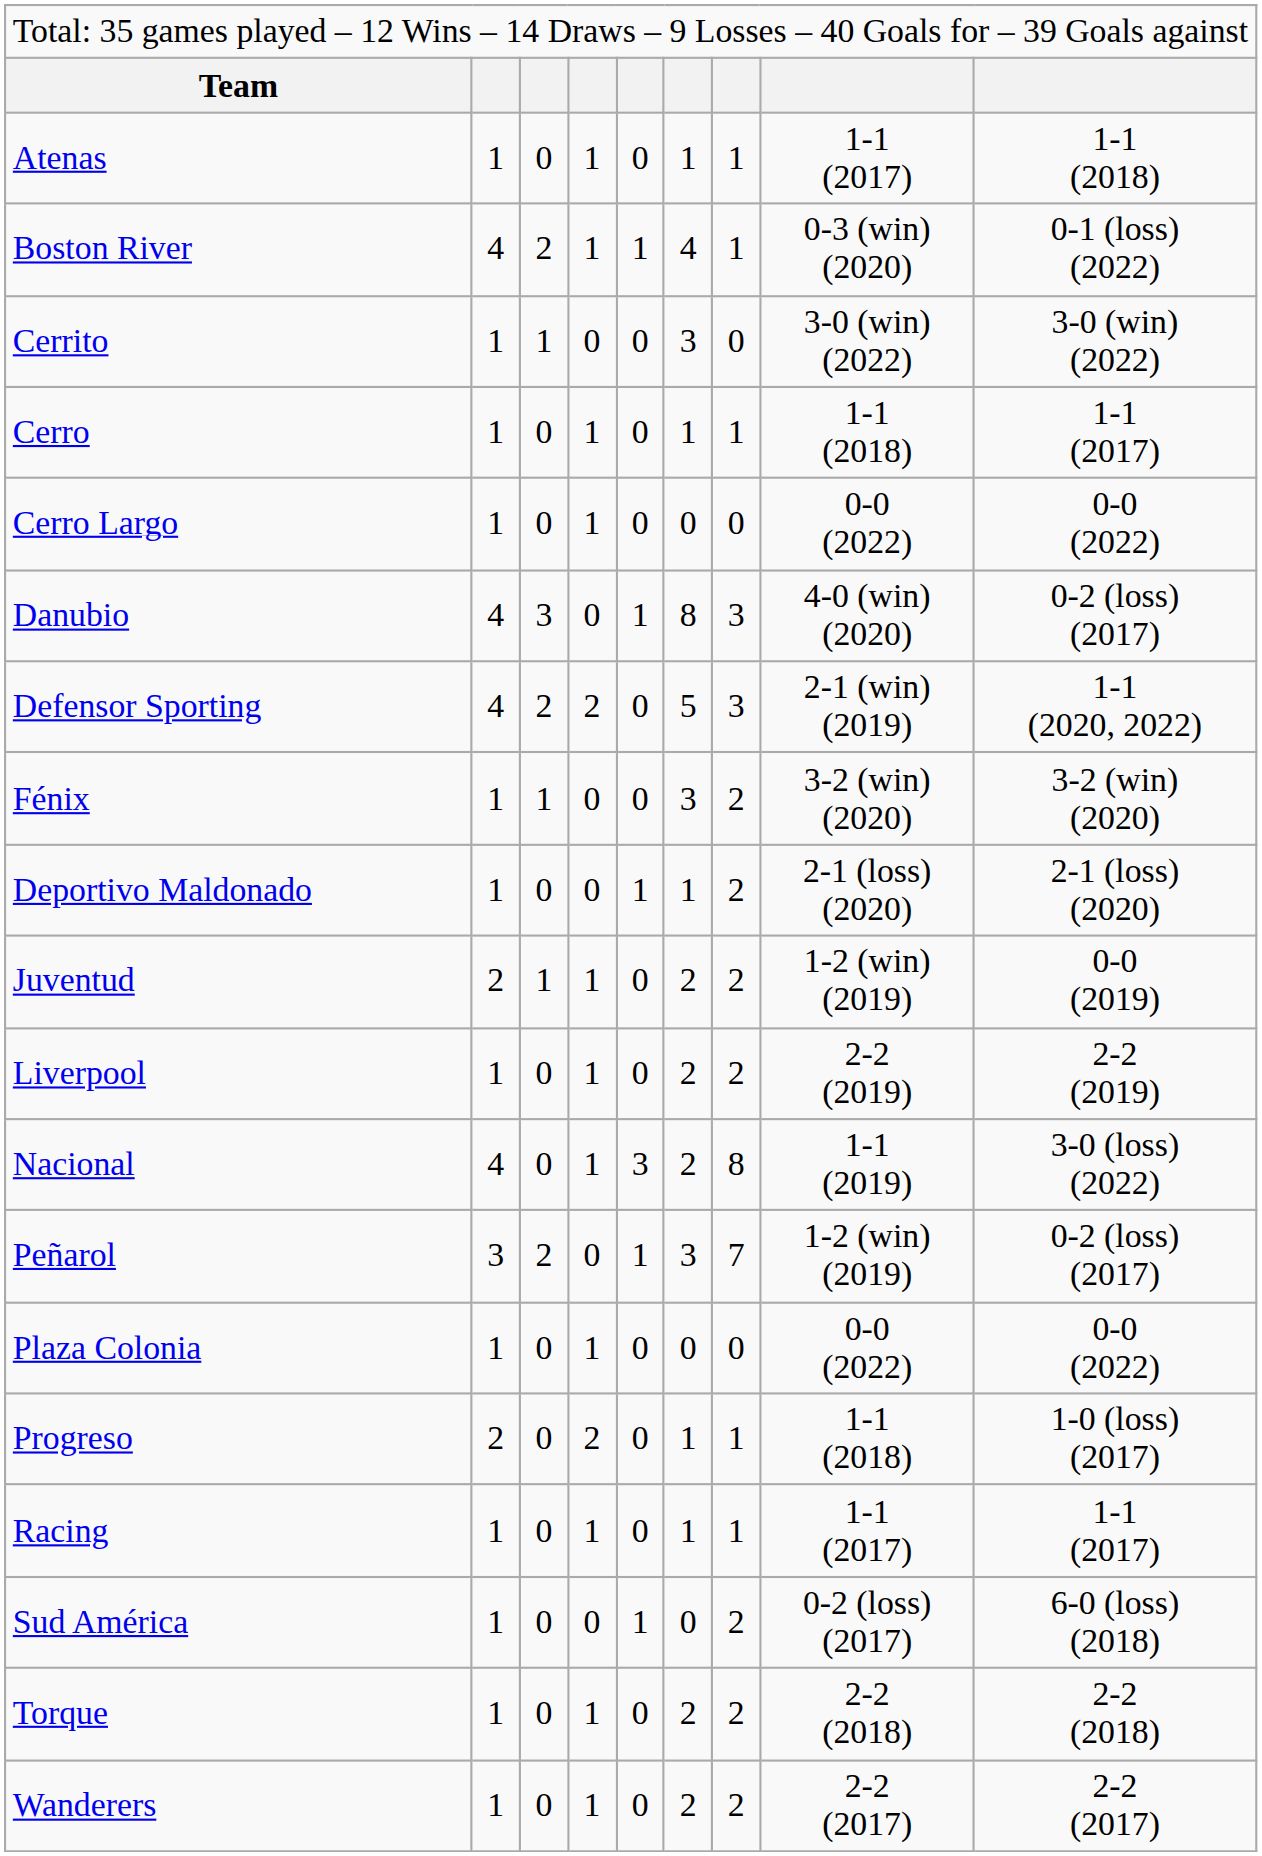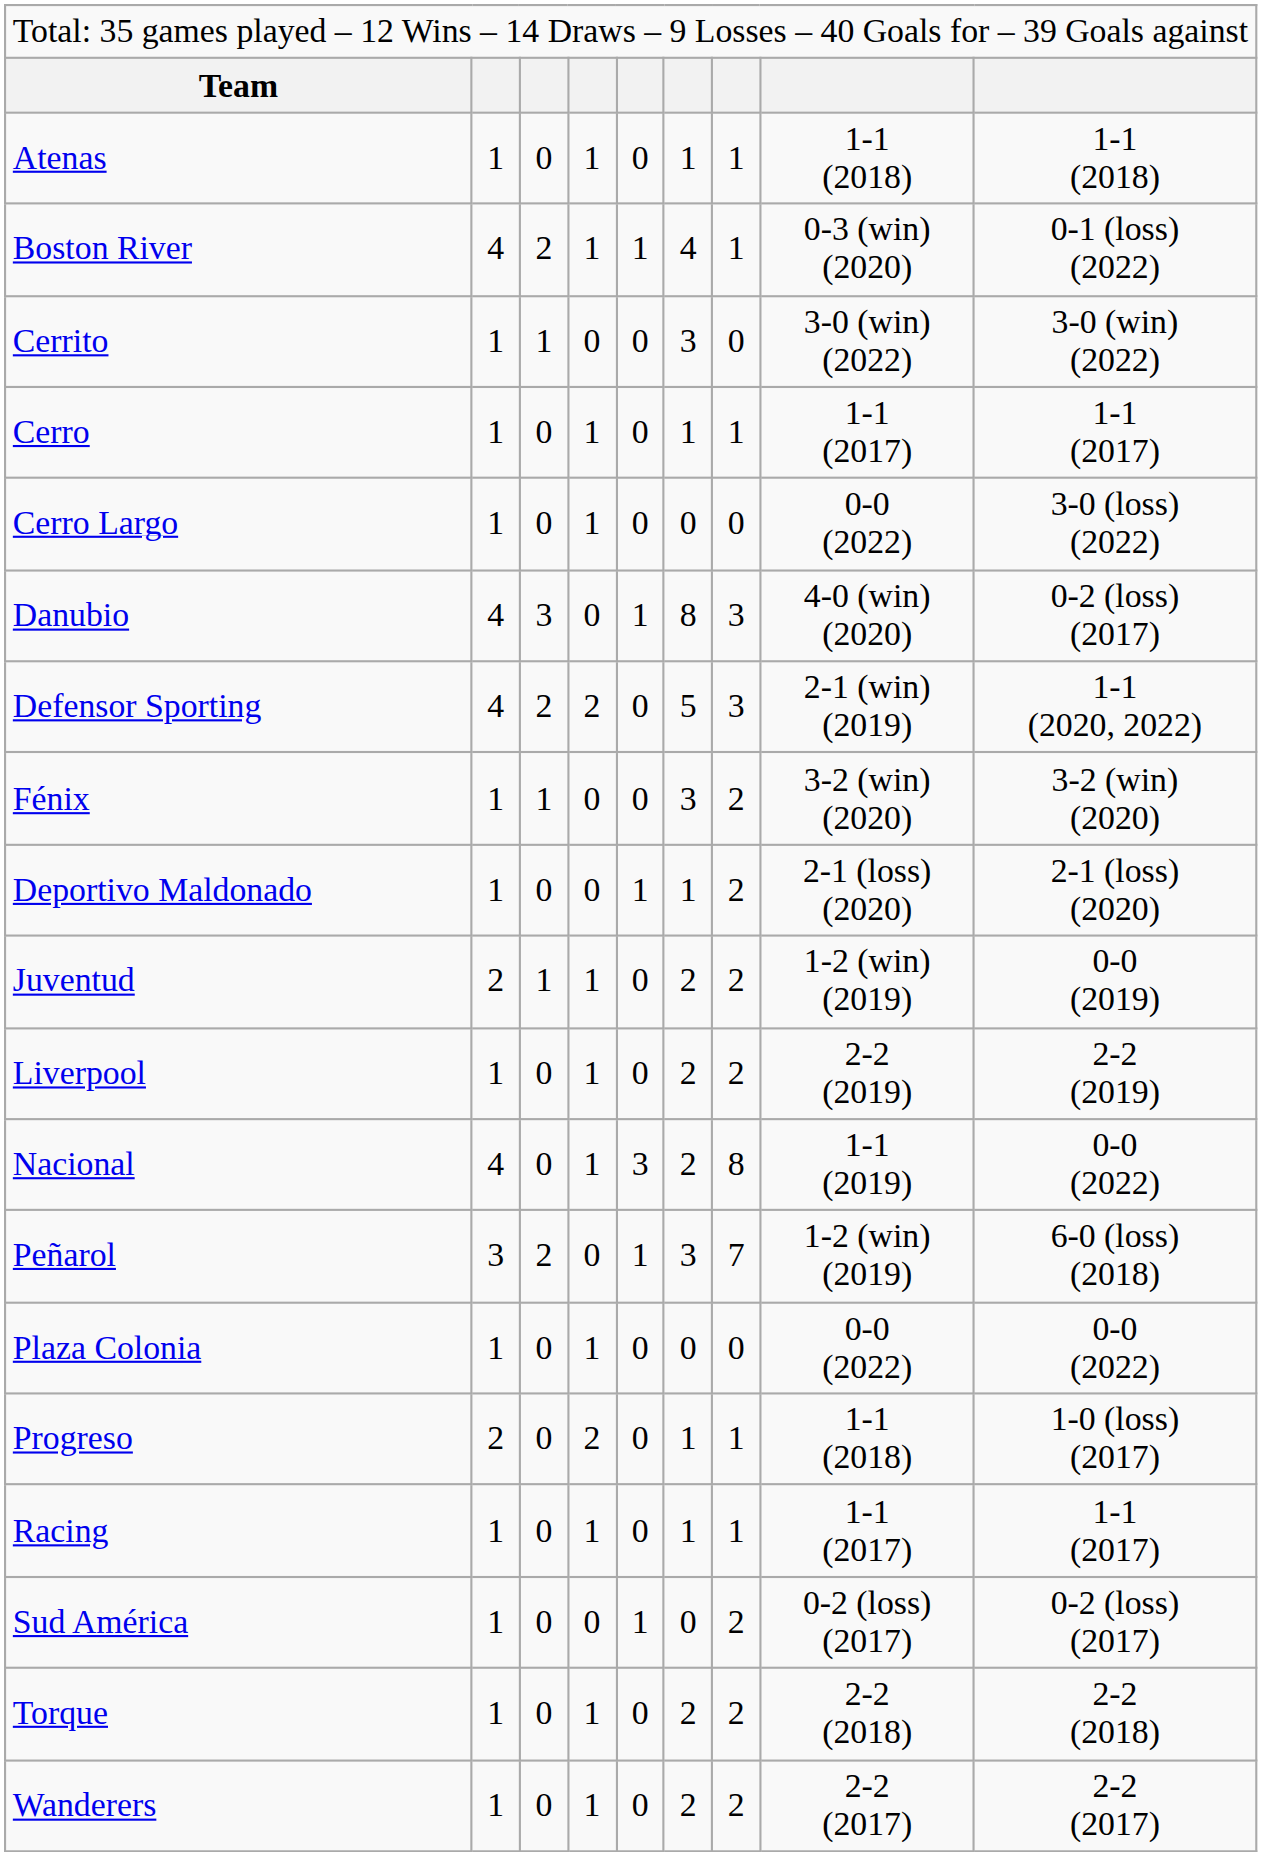(867, 157) 1-1 (2017) -> (867, 157) 1-1 (2018)
(867, 431) 1-1 (2018) -> (867, 431) 1-1 (2017)
(1115, 523) 0-0 (2022) -> (1115, 523) 3-0 (loss) (2022)
(1115, 1164) 3-0 (loss) (2022) -> (1115, 1164) 0-0 (2022)
(1115, 1255) 0-2 (loss) (2017) -> (1115, 1255) 6-0 (loss) (2018)
(1115, 1621) 6-0 (loss) (2018) -> (1115, 1621) 0-2 (loss) (2017)
